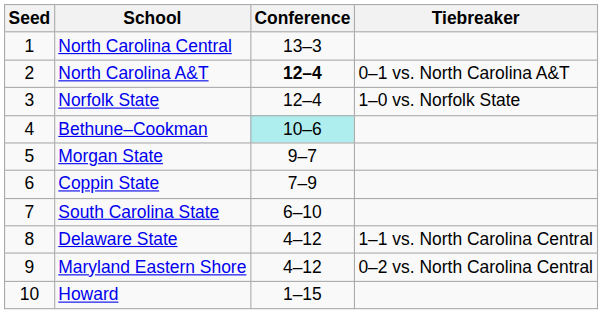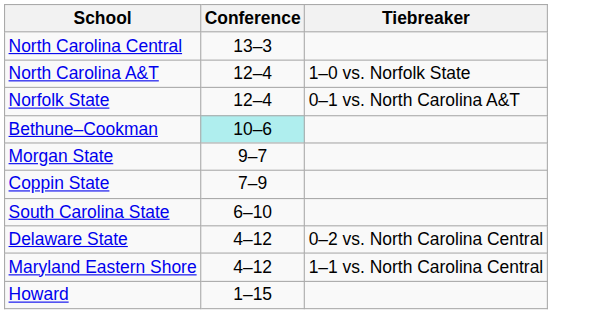- column: (29, 18)
(302, 73) bold -> (253, 73) normal
(464, 73) 0–1 vs. North Carolina A&T -> (390, 73) 1–0 vs. Norfolk State
(439, 101) 1–0 vs. Norfolk State -> (414, 101) 0–1 vs. North Carolina A&T
(476, 239) 1–1 vs. North Carolina Central -> (426, 239) 0–2 vs. North Carolina Central
(476, 267) 0–2 vs. North Carolina Central -> (426, 267) 1–1 vs. North Carolina Central
